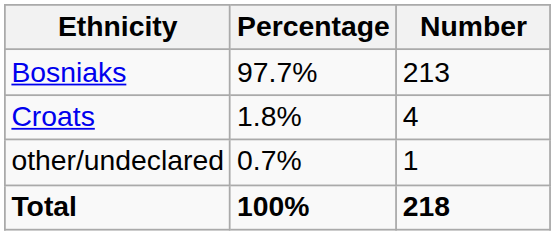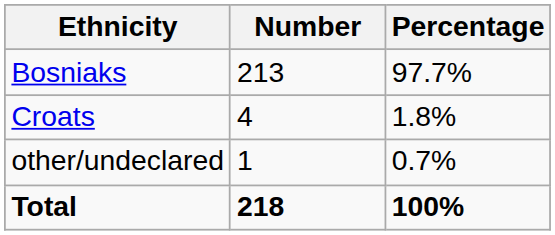columns swapped: (474, 26) <-> (313, 26)
